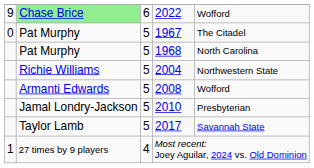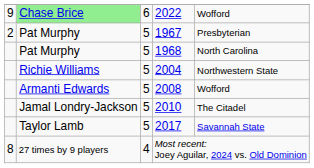(10, 32) 0 -> (10, 32) 2
(221, 33) The Citadel -> (224, 33) Presbyterian
(224, 108) Presbyterian -> (221, 108) The Citadel
(10, 149) 1 -> (10, 149) 8
